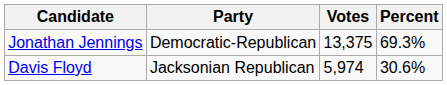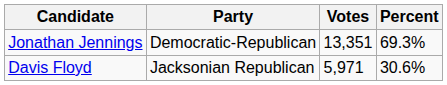(348, 42) 13,375 -> (348, 42) 13,351
(344, 67) 5,974 -> (344, 67) 5,971
